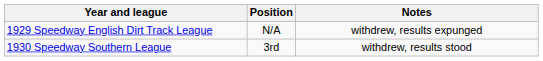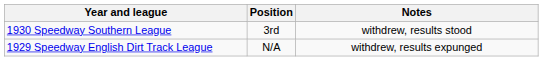rows swapped: (110, 30) <-> (89, 47)
